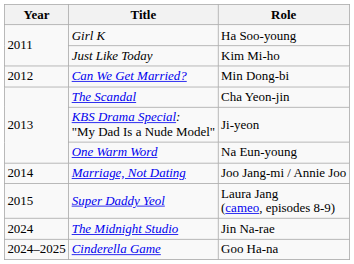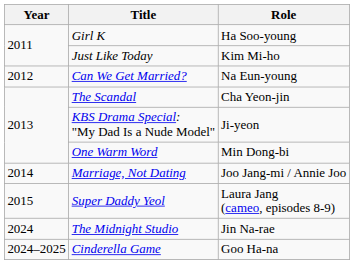(255, 76) Min Dong-bi -> (259, 76) Na Eun-young
(259, 152) Na Eun-young -> (255, 152) Min Dong-bi
